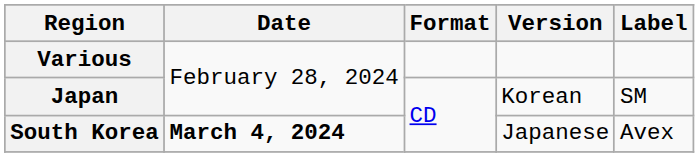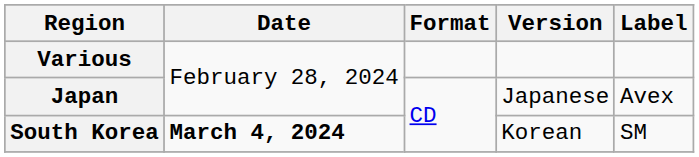(542, 97) Korean -> (555, 97) Japanese
(633, 97) SM -> (647, 97) Avex
(555, 133) Japanese -> (542, 133) Korean
(647, 133) Avex -> (633, 133) SM
